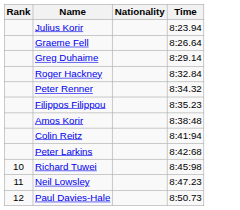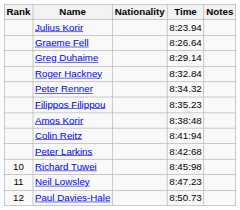+ column: (220, 12)
